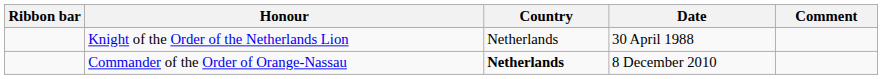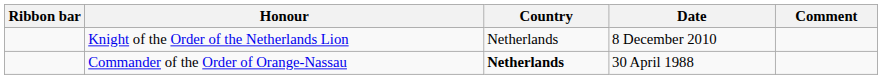(653, 39) 30 April 1988 -> (664, 39) 8 December 2010
(664, 62) 8 December 2010 -> (653, 62) 30 April 1988
